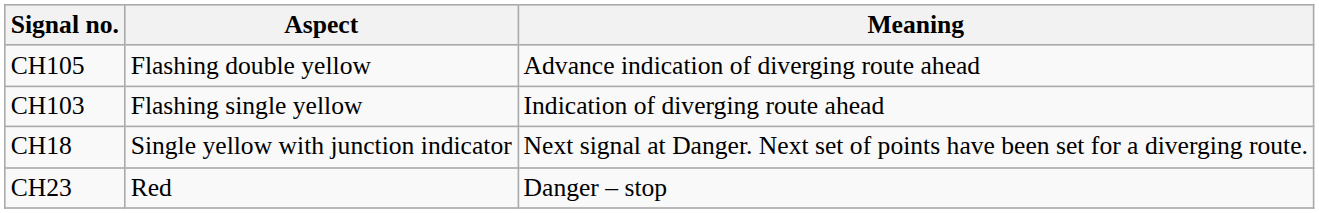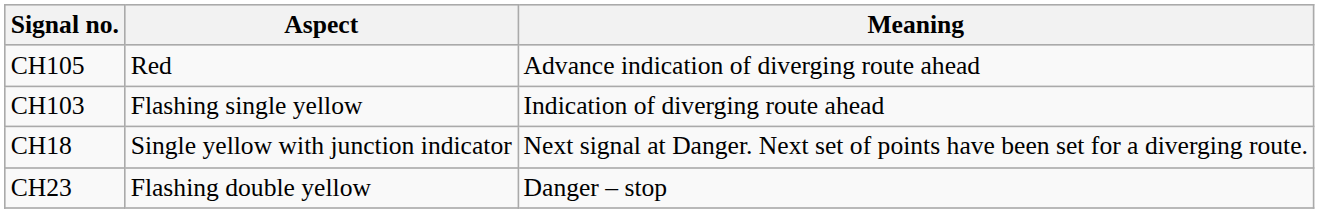(251, 65) Flashing double yellow -> (151, 65) Red
(151, 187) Red -> (251, 187) Flashing double yellow
